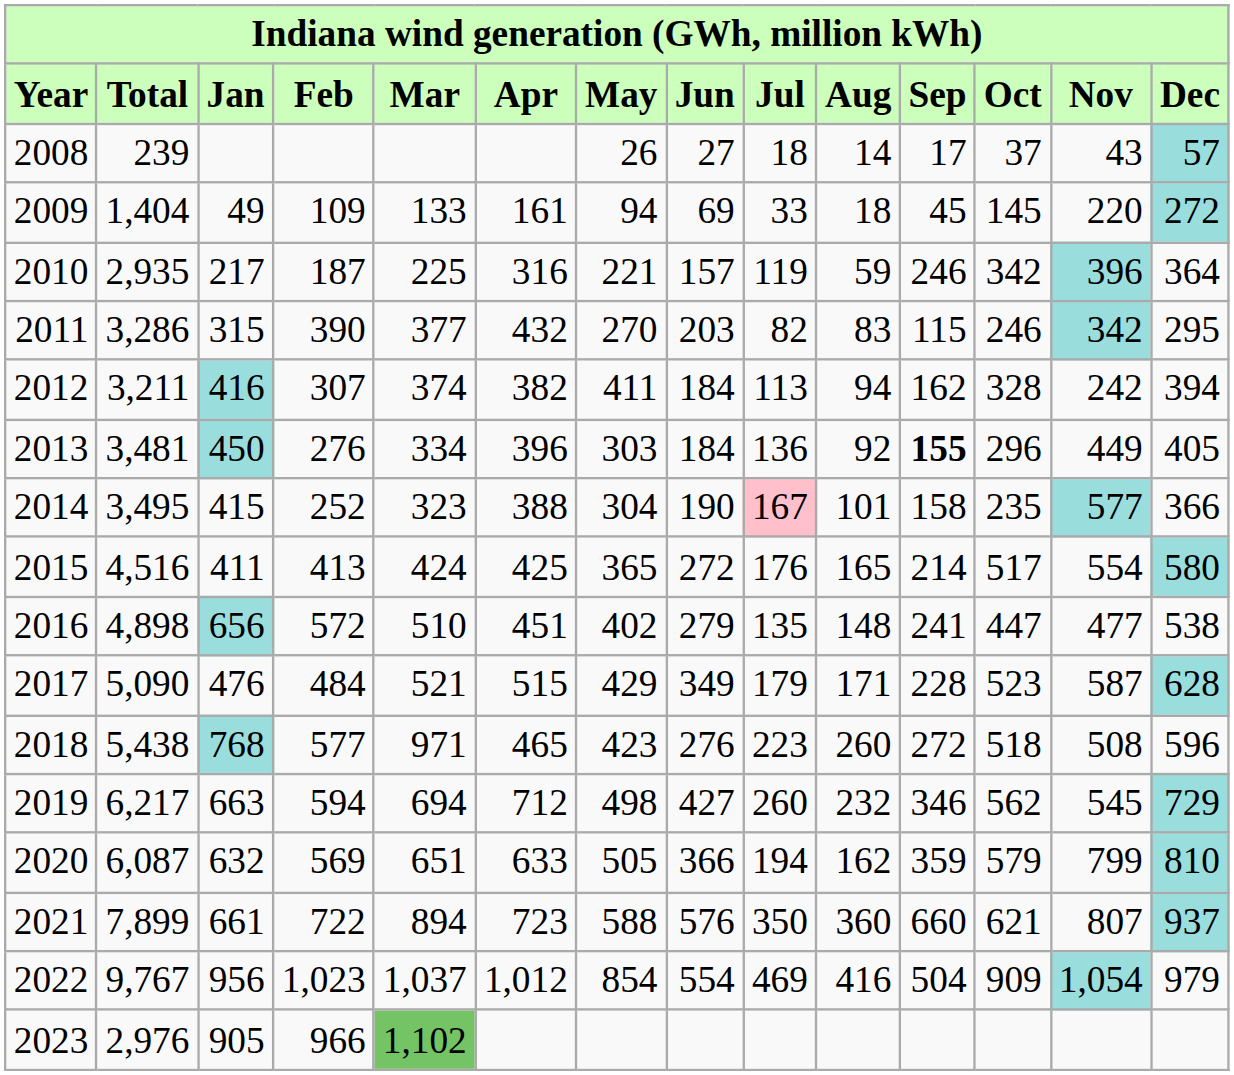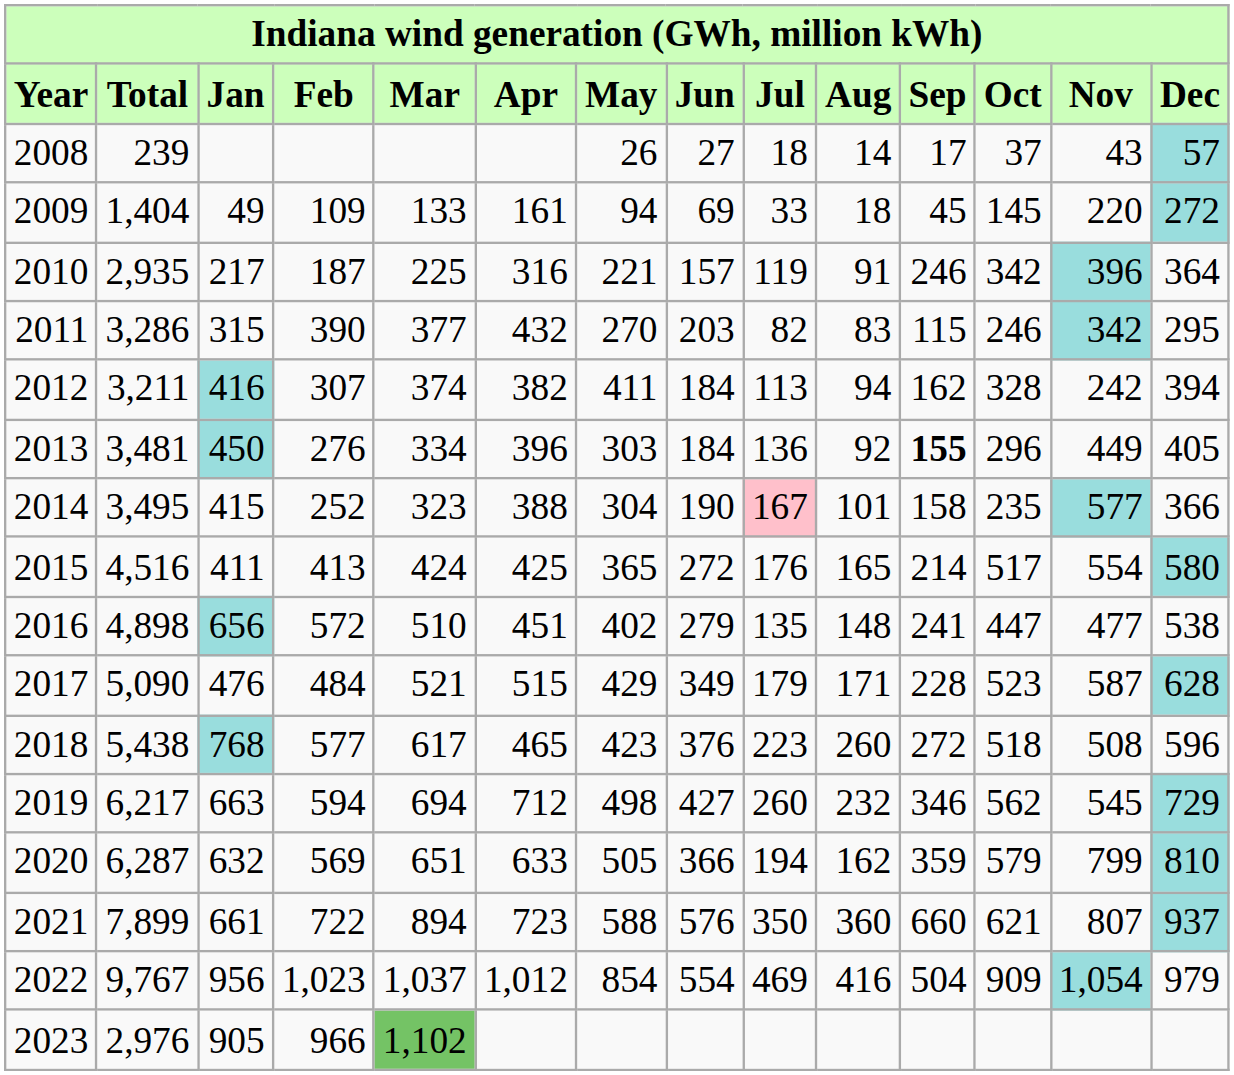(873, 270) 59 -> (873, 270) 91
(439, 743) 971 -> (439, 743) 617
(707, 743) 276 -> (707, 743) 376
(147, 861) 6,087 -> (147, 861) 6,287
